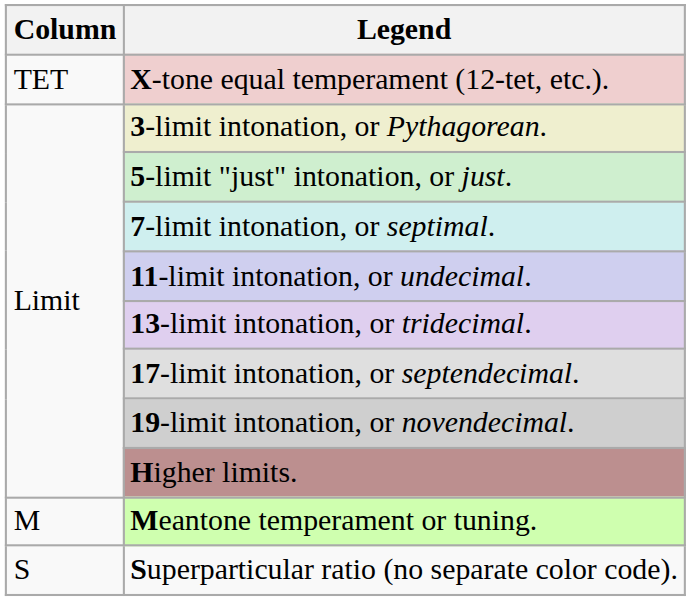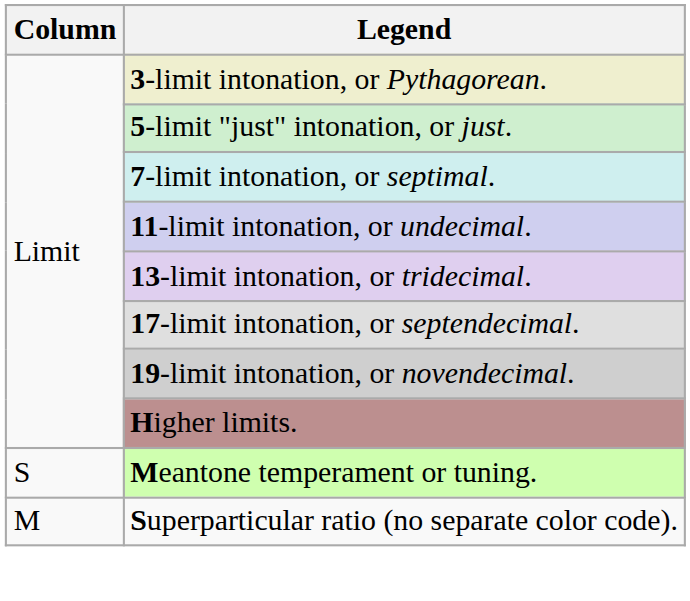- row: (370, 78)
(27, 520) M -> (22, 471) S
(22, 569) S -> (27, 520) M
